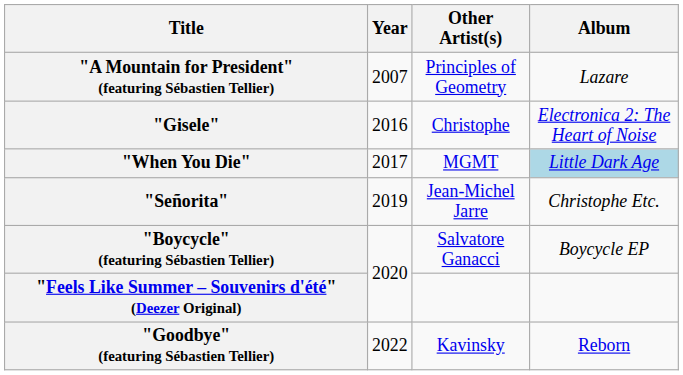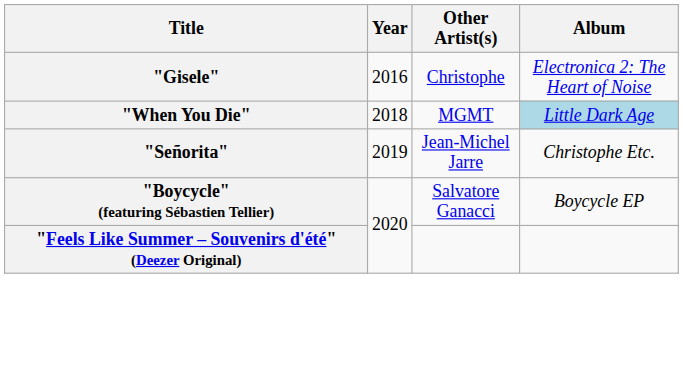- row: (186, 76)
(390, 163) 2017 -> (390, 114) 2018
- row: (186, 345)
